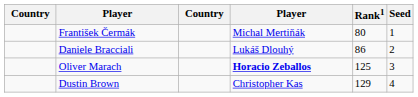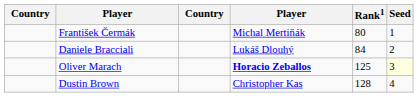(360, 49) 86 -> (360, 49) 84
(392, 66) no background -> (392, 66) lightyellow background
(363, 83) 129 -> (363, 83) 128
